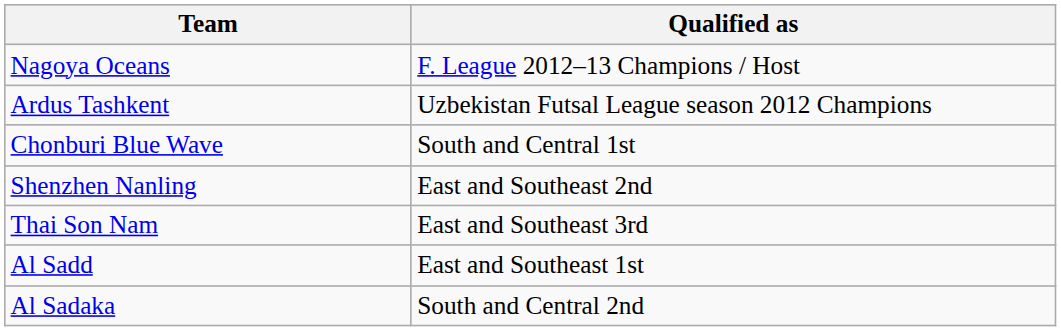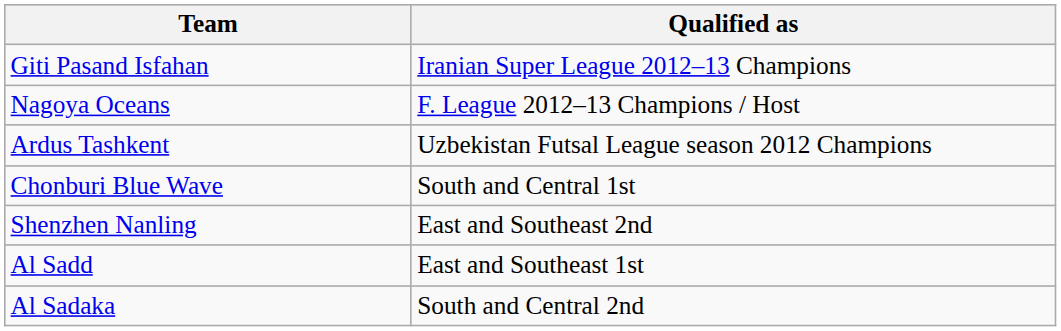+ row: (110, 64)
- row: (84, 225)
